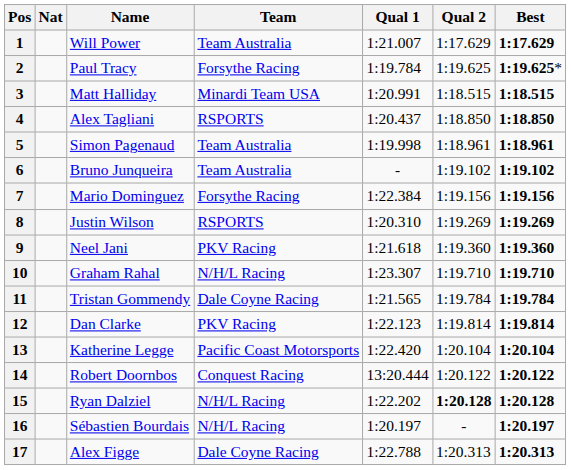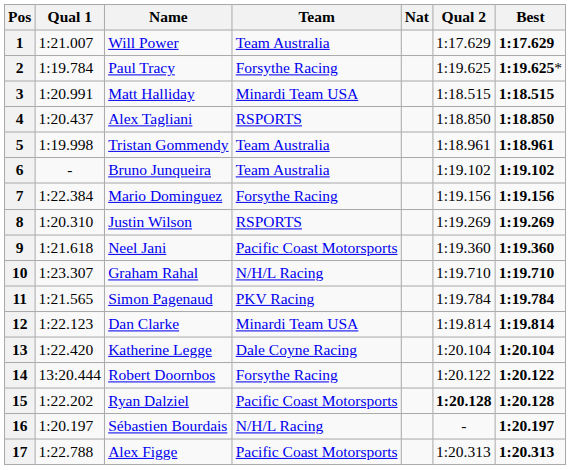columns swapped: (51, 17) <-> (398, 17)
(122, 145) Simon Pagenaud -> (168, 145) Tristan Gommendy
(237, 247) PKV Racing -> (317, 247) Pacific Coast Motorsports
(130, 298) Tristan Gommendy -> (160, 298) Simon Pagenaud
(258, 298) Dale Coyne Racing -> (275, 298) PKV Racing
(237, 324) PKV Racing -> (297, 324) Minardi Team USA
(278, 349) Pacific Coast Motorsports -> (296, 349) Dale Coyne Racing
(251, 375) Conquest Racing -> (287, 375) Forsythe Racing
(241, 400) N/H/L Racing -> (317, 400) Pacific Coast Motorsports
(258, 452) Dale Coyne Racing -> (317, 452) Pacific Coast Motorsports
